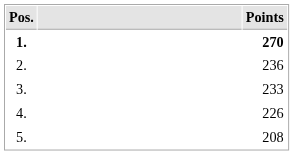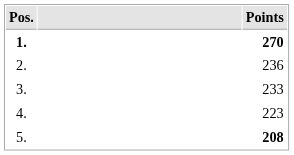(273, 113) 226 -> (273, 113) 223
(273, 137) normal -> (273, 137) bold
